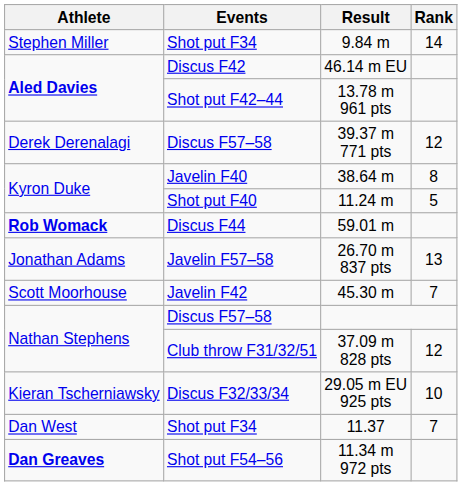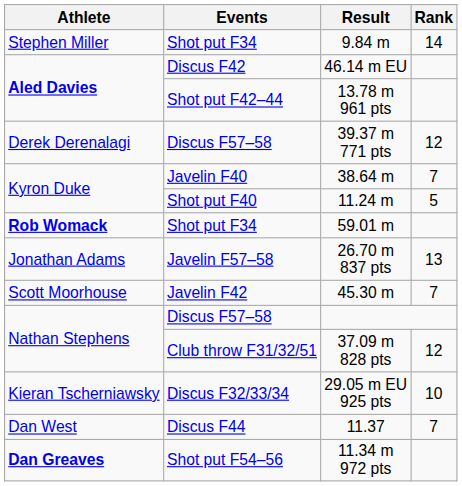(434, 176) 8 -> (434, 176) 7
(206, 226) Discus F44 -> (212, 226) Shot put F34
(212, 427) Shot put F34 -> (206, 427) Discus F44
